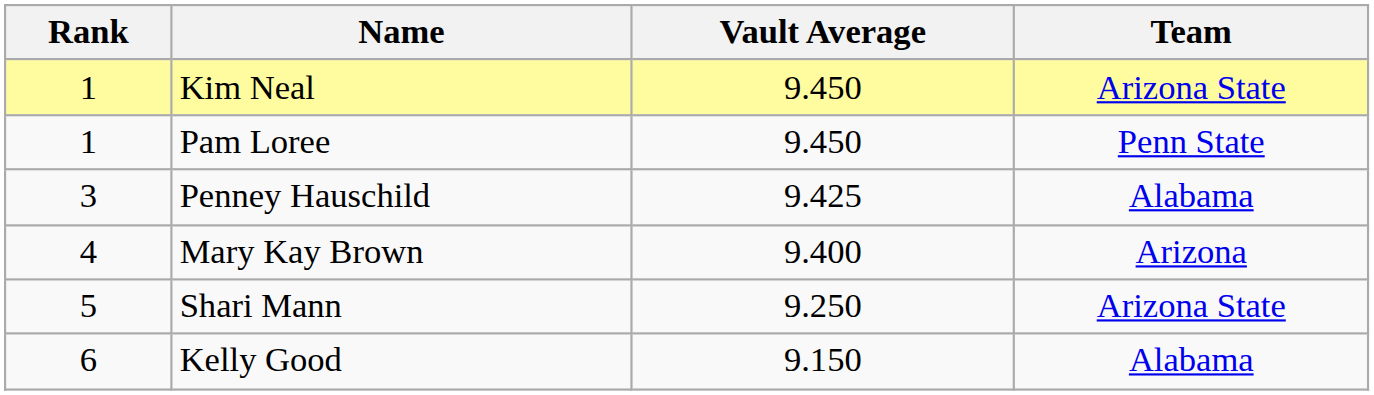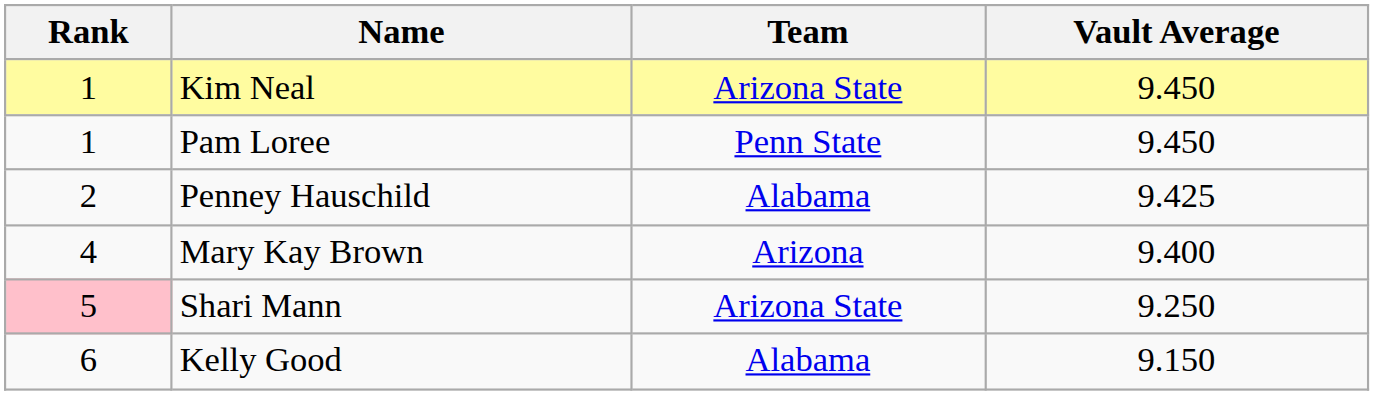columns swapped: (1191, 31) <-> (823, 31)
(88, 196) 3 -> (88, 196) 2
(88, 305) no background -> (88, 305) pink background
